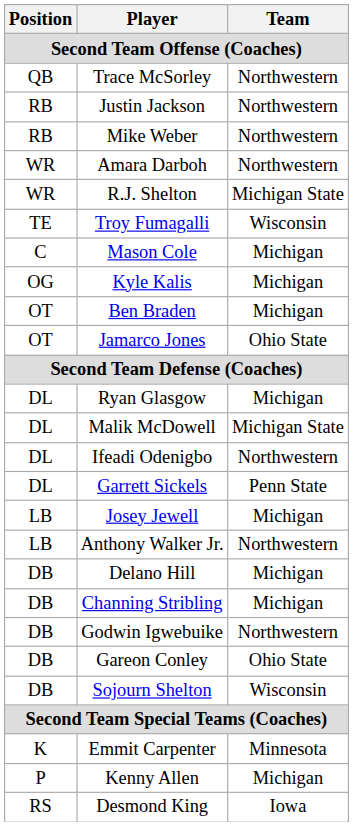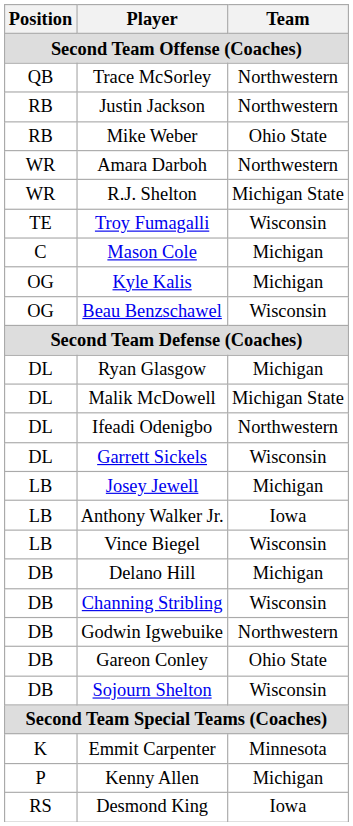(288, 135) Northwestern -> (288, 135) Ohio State
+ row: (152, 310)
- row: (152, 310)
- row: (152, 340)
(288, 485) Penn State -> (288, 456) Wisconsin
(288, 544) Northwestern -> (288, 515) Iowa
+ row: (152, 544)
(288, 602) Michigan -> (288, 602) Wisconsin
